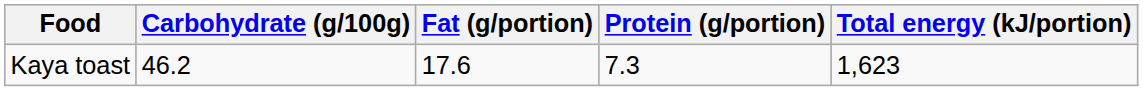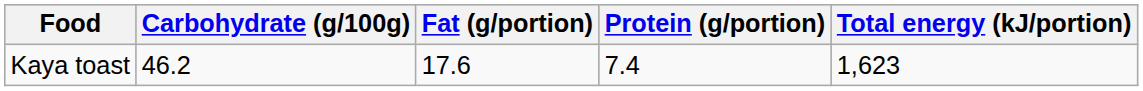(622, 64) 7.3 -> (622, 64) 7.4
